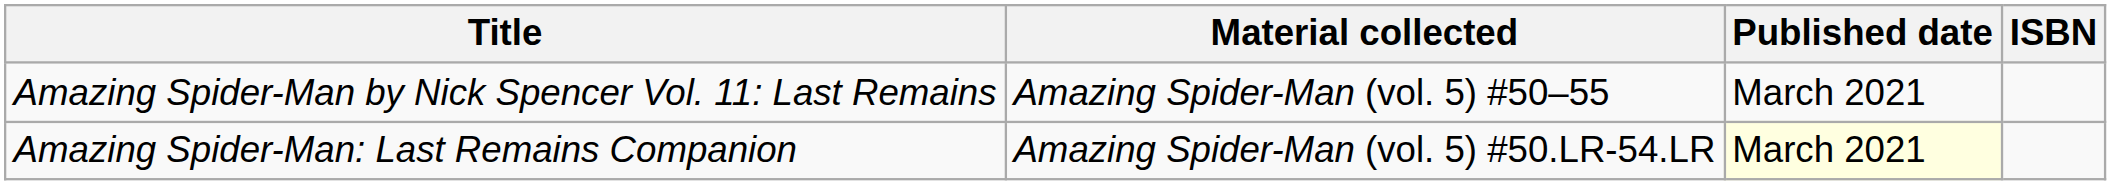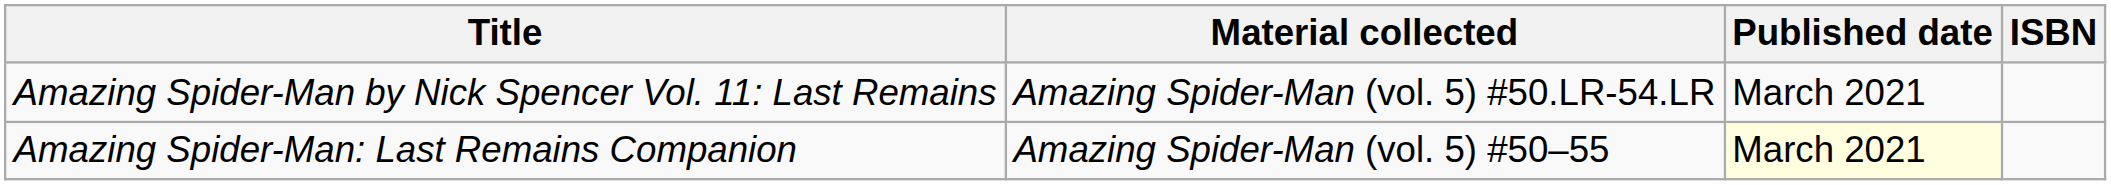(1311, 91) Amazing Spider-Man (vol. 5) #50–55 -> (1364, 91) Amazing Spider-Man (vol. 5) #50.LR-54.LR
(1364, 149) Amazing Spider-Man (vol. 5) #50.LR-54.LR -> (1311, 149) Amazing Spider-Man (vol. 5) #50–55
